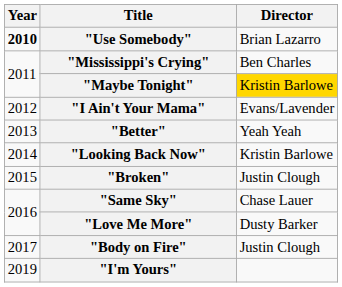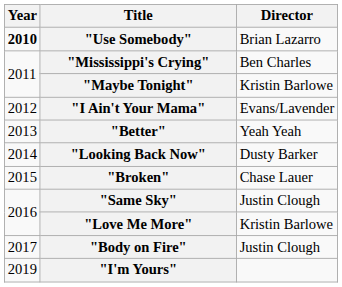(286, 85) gold background -> (286, 85) no background
(286, 154) Kristin Barlowe -> (279, 154) Dusty Barker
(280, 177) Justin Clough -> (276, 177) Chase Lauer
(276, 200) Chase Lauer -> (280, 200) Justin Clough
(279, 223) Dusty Barker -> (286, 223) Kristin Barlowe
